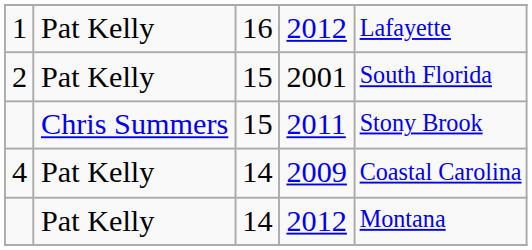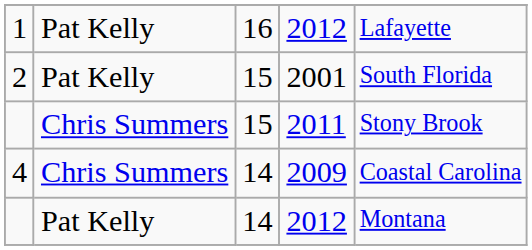(98, 172) Pat Kelly -> (135, 172) Chris Summers
